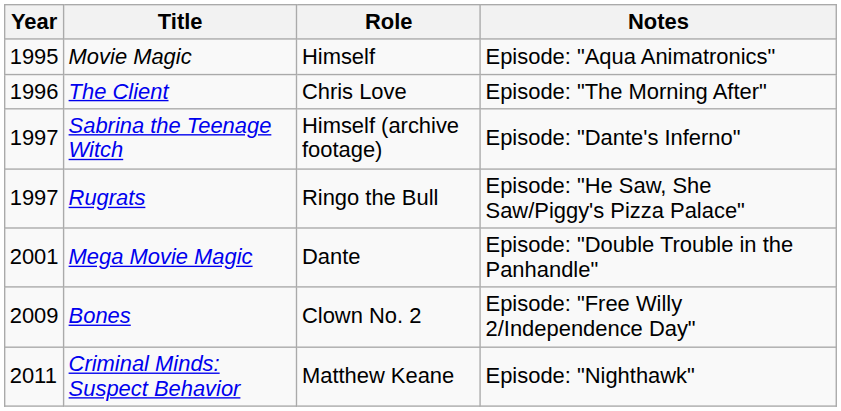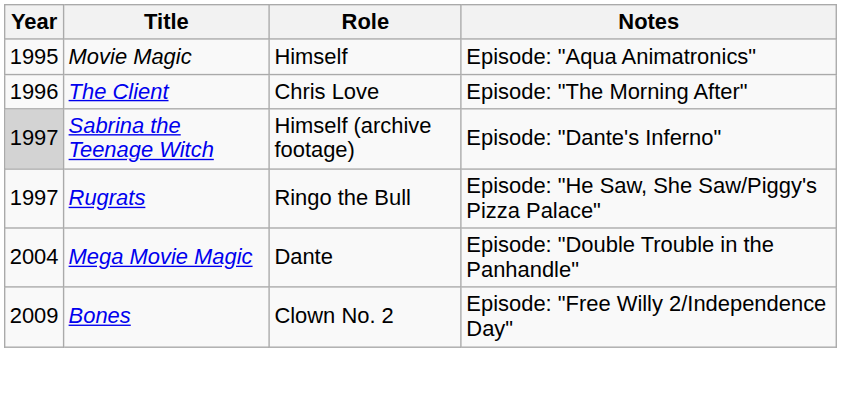(34, 138) no background -> (34, 138) lightgrey background
(34, 257) 2001 -> (34, 257) 2004
- row: (155, 376)
